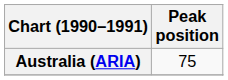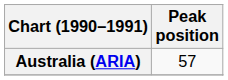(187, 61) 75 -> (187, 61) 57
